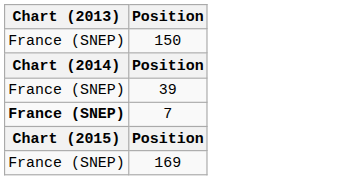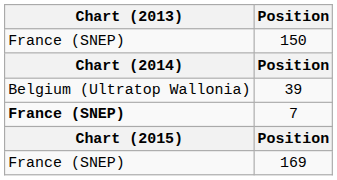(66, 90) France (SNEP) -> (129, 90) Belgium (Ultratop Wallonia)
